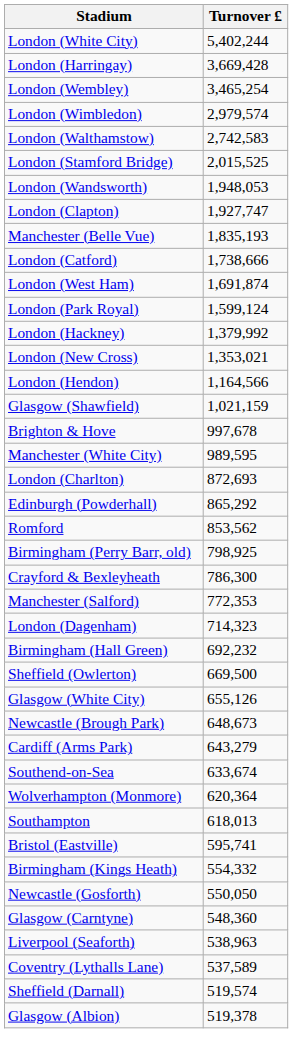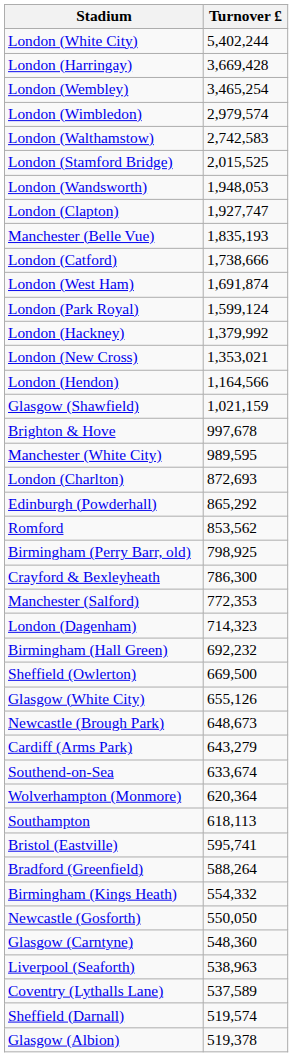(232, 820) 618,013 -> (232, 820) 618,113
+ row: (76, 869)
